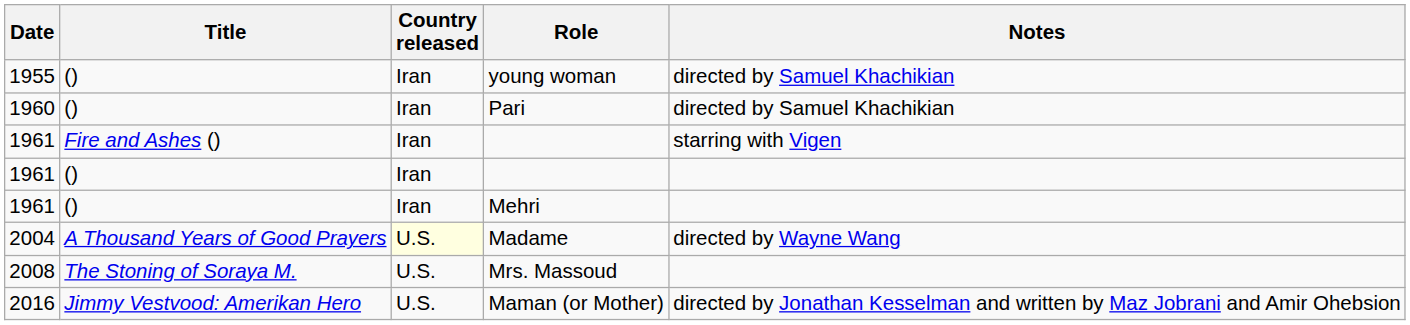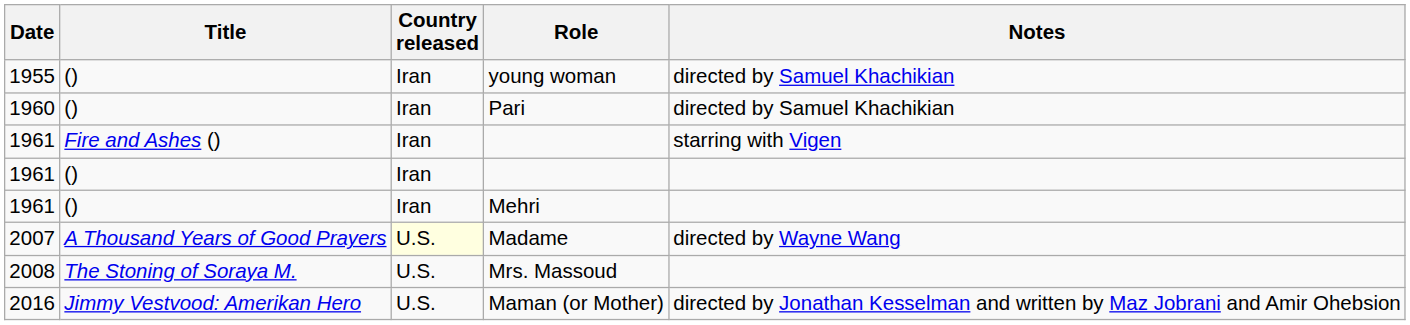(32, 238) 2004 -> (32, 238) 2007
